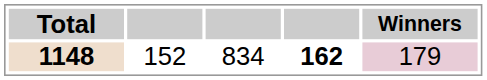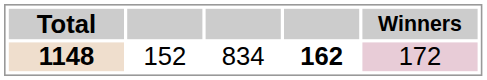(420, 56) 179 -> (420, 56) 172
